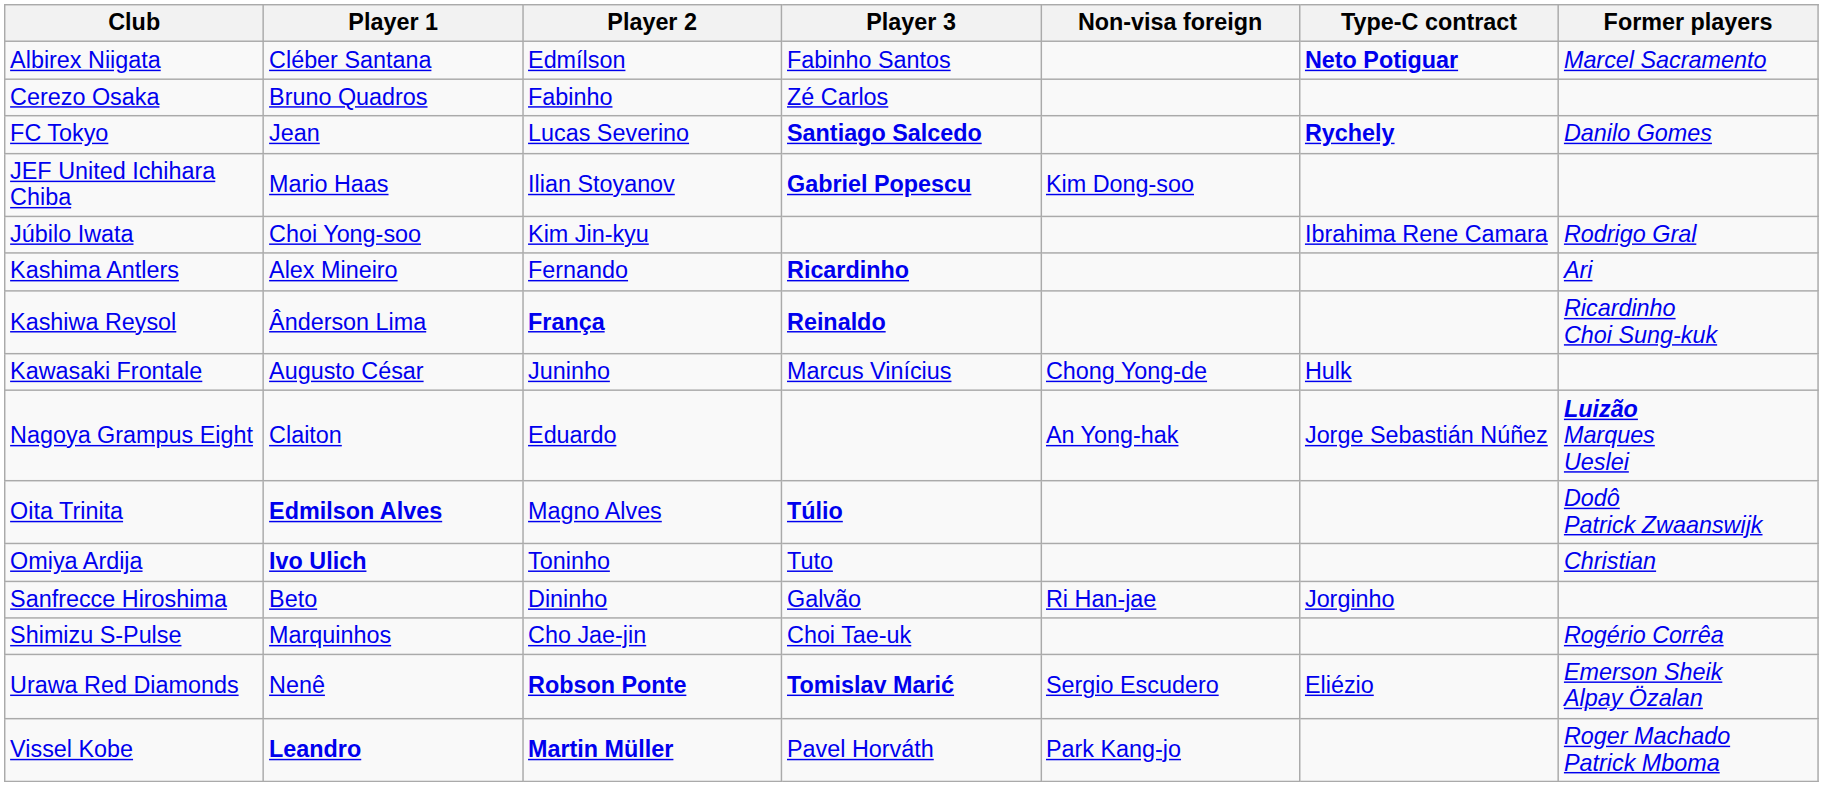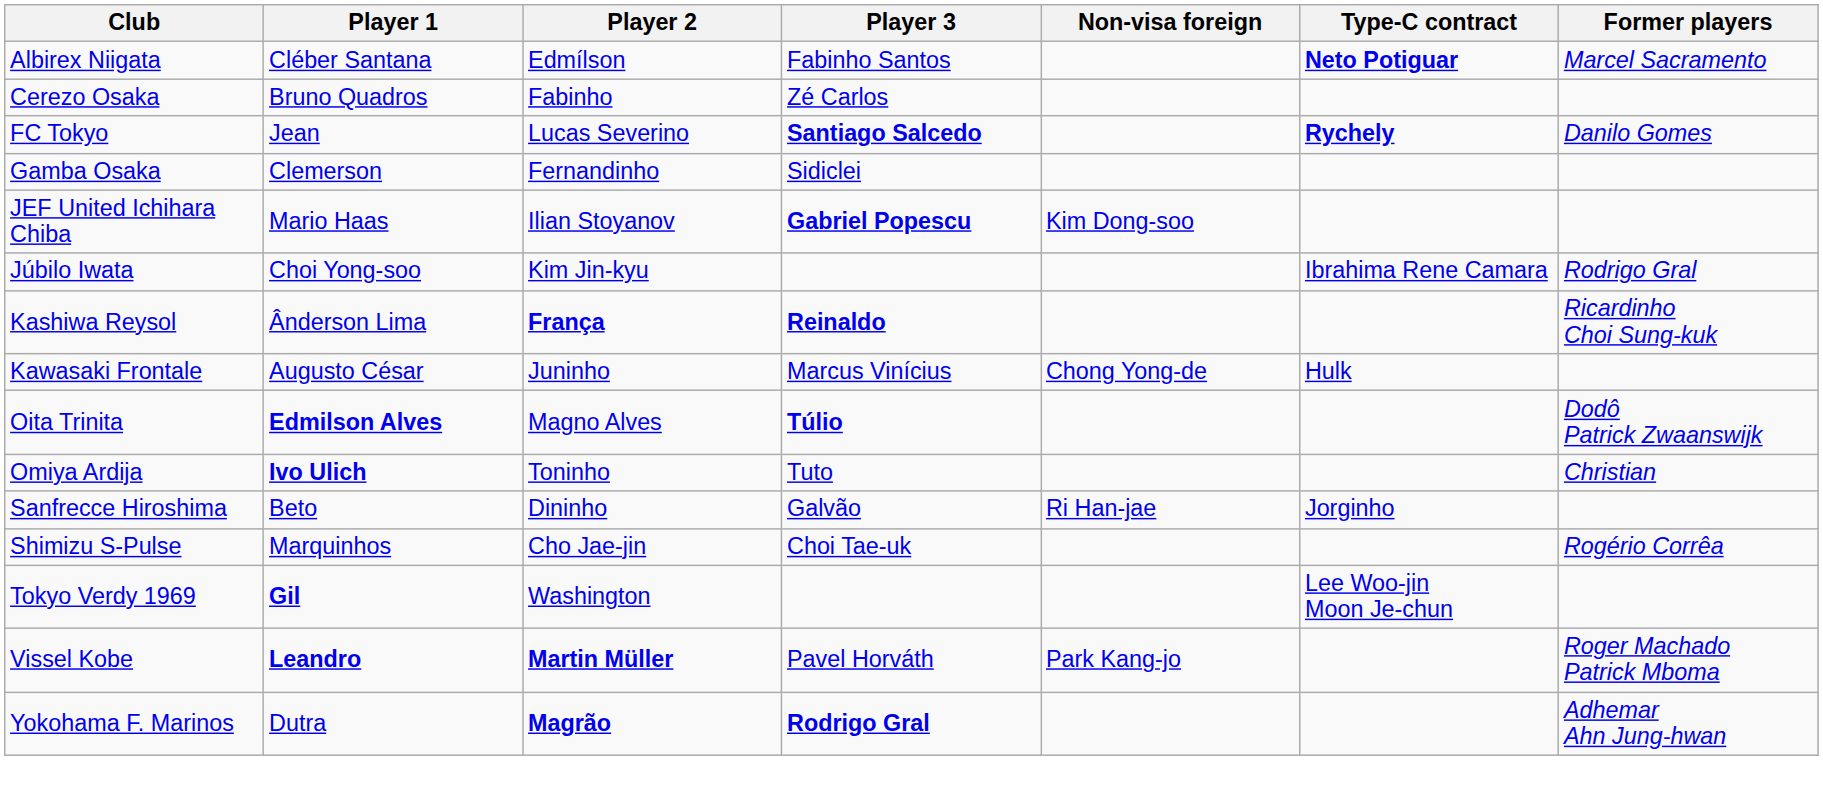+ row: (85, 171)
- row: (95, 271)
- row: (132, 435)
+ row: (103, 596)
- row: (124, 686)
+ row: (122, 723)
